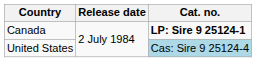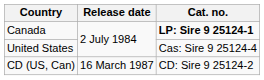(200, 48) lightblue background -> (208, 48) no background
+ row: (41, 65)
